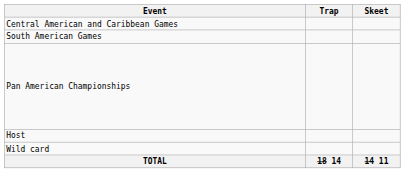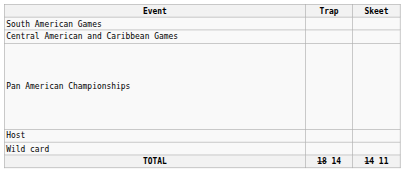rows swapped: (54, 37) <-> (92, 24)
